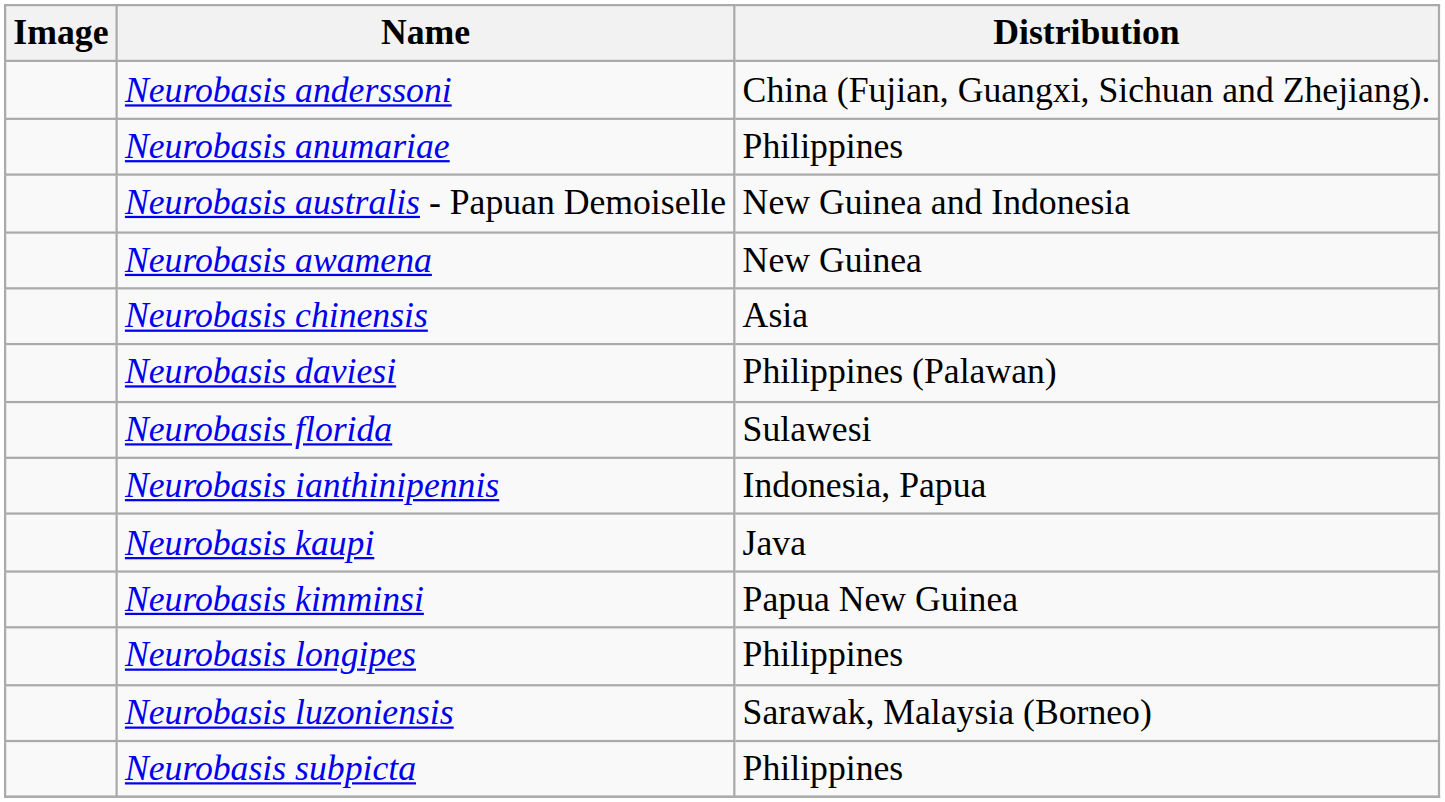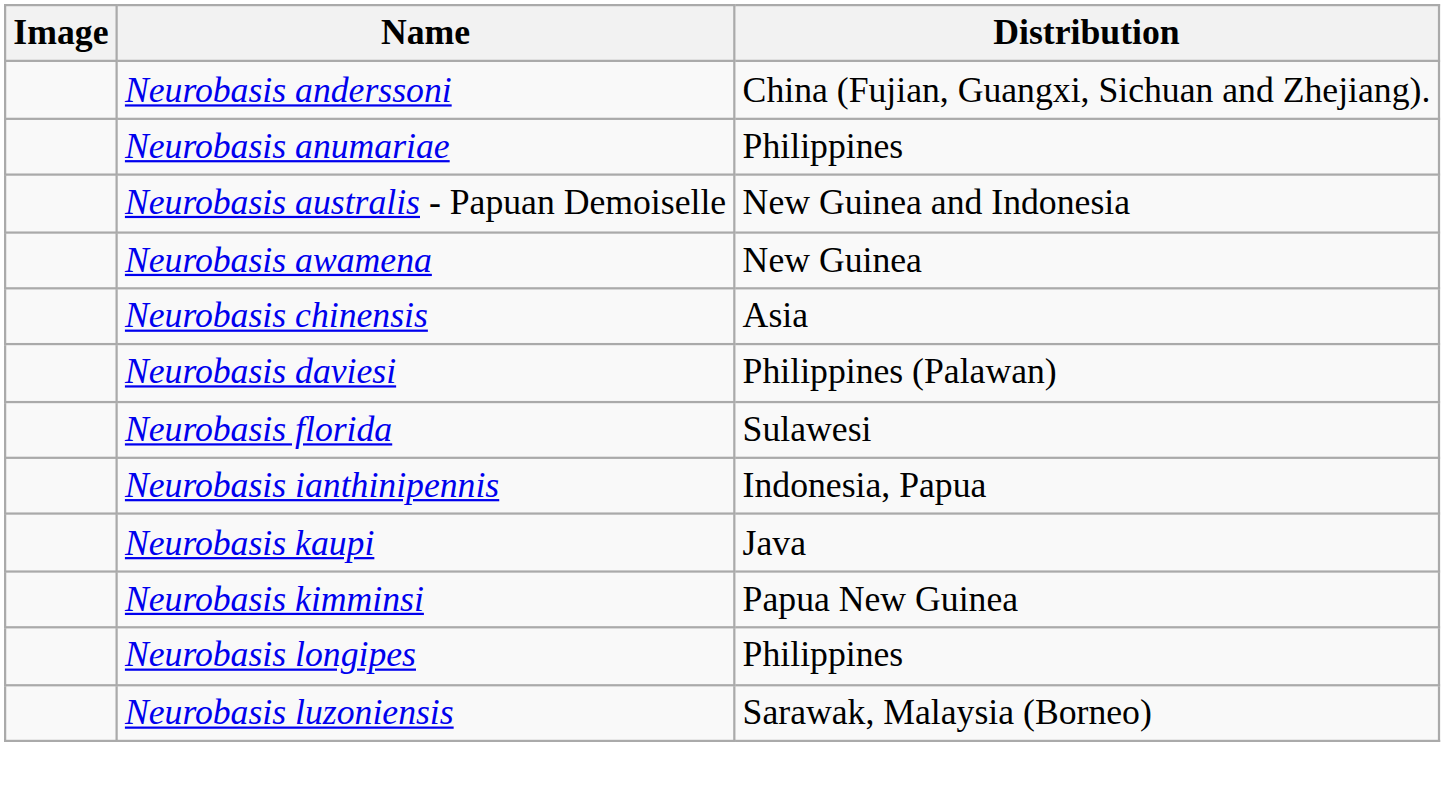- row: (270, 768)
